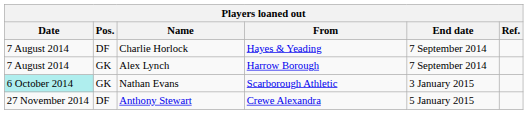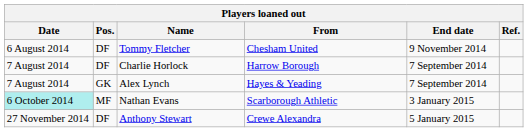+ row: (155, 48)
(284, 48) Hayes & Yeading -> (283, 66) Harrow Borough
(283, 66) Harrow Borough -> (284, 83) Hayes & Yeading
(103, 83) GK -> (103, 101) MF
